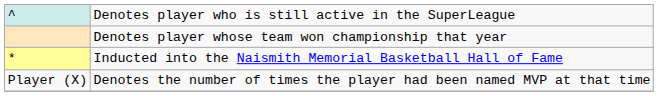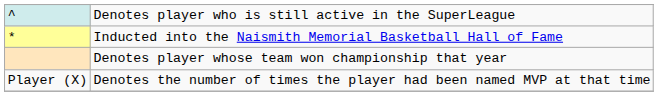rows swapped: (328, 59) <-> (300, 37)
